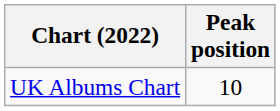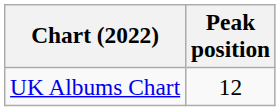(231, 86) 10 -> (231, 86) 12
